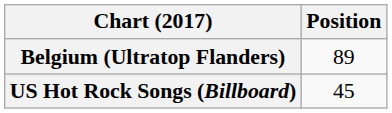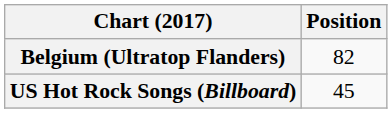(344, 56) 89 -> (344, 56) 82
